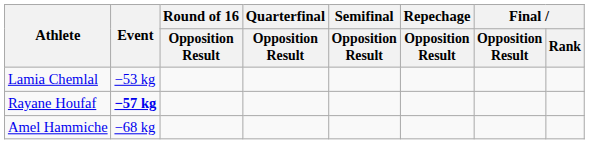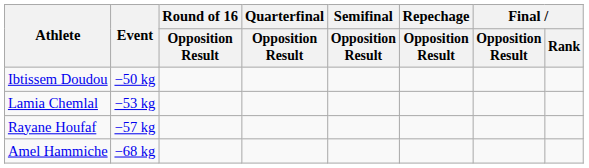+ row: (58, 79)
(135, 103) bold -> (135, 127) normal
